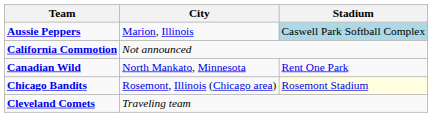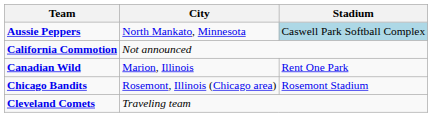(158, 31) Marion, Illinois -> (184, 31) North Mankato, Minnesota
(184, 67) North Mankato, Minnesota -> (158, 67) Marion, Illinois
(325, 85) lightyellow background -> (325, 85) no background
